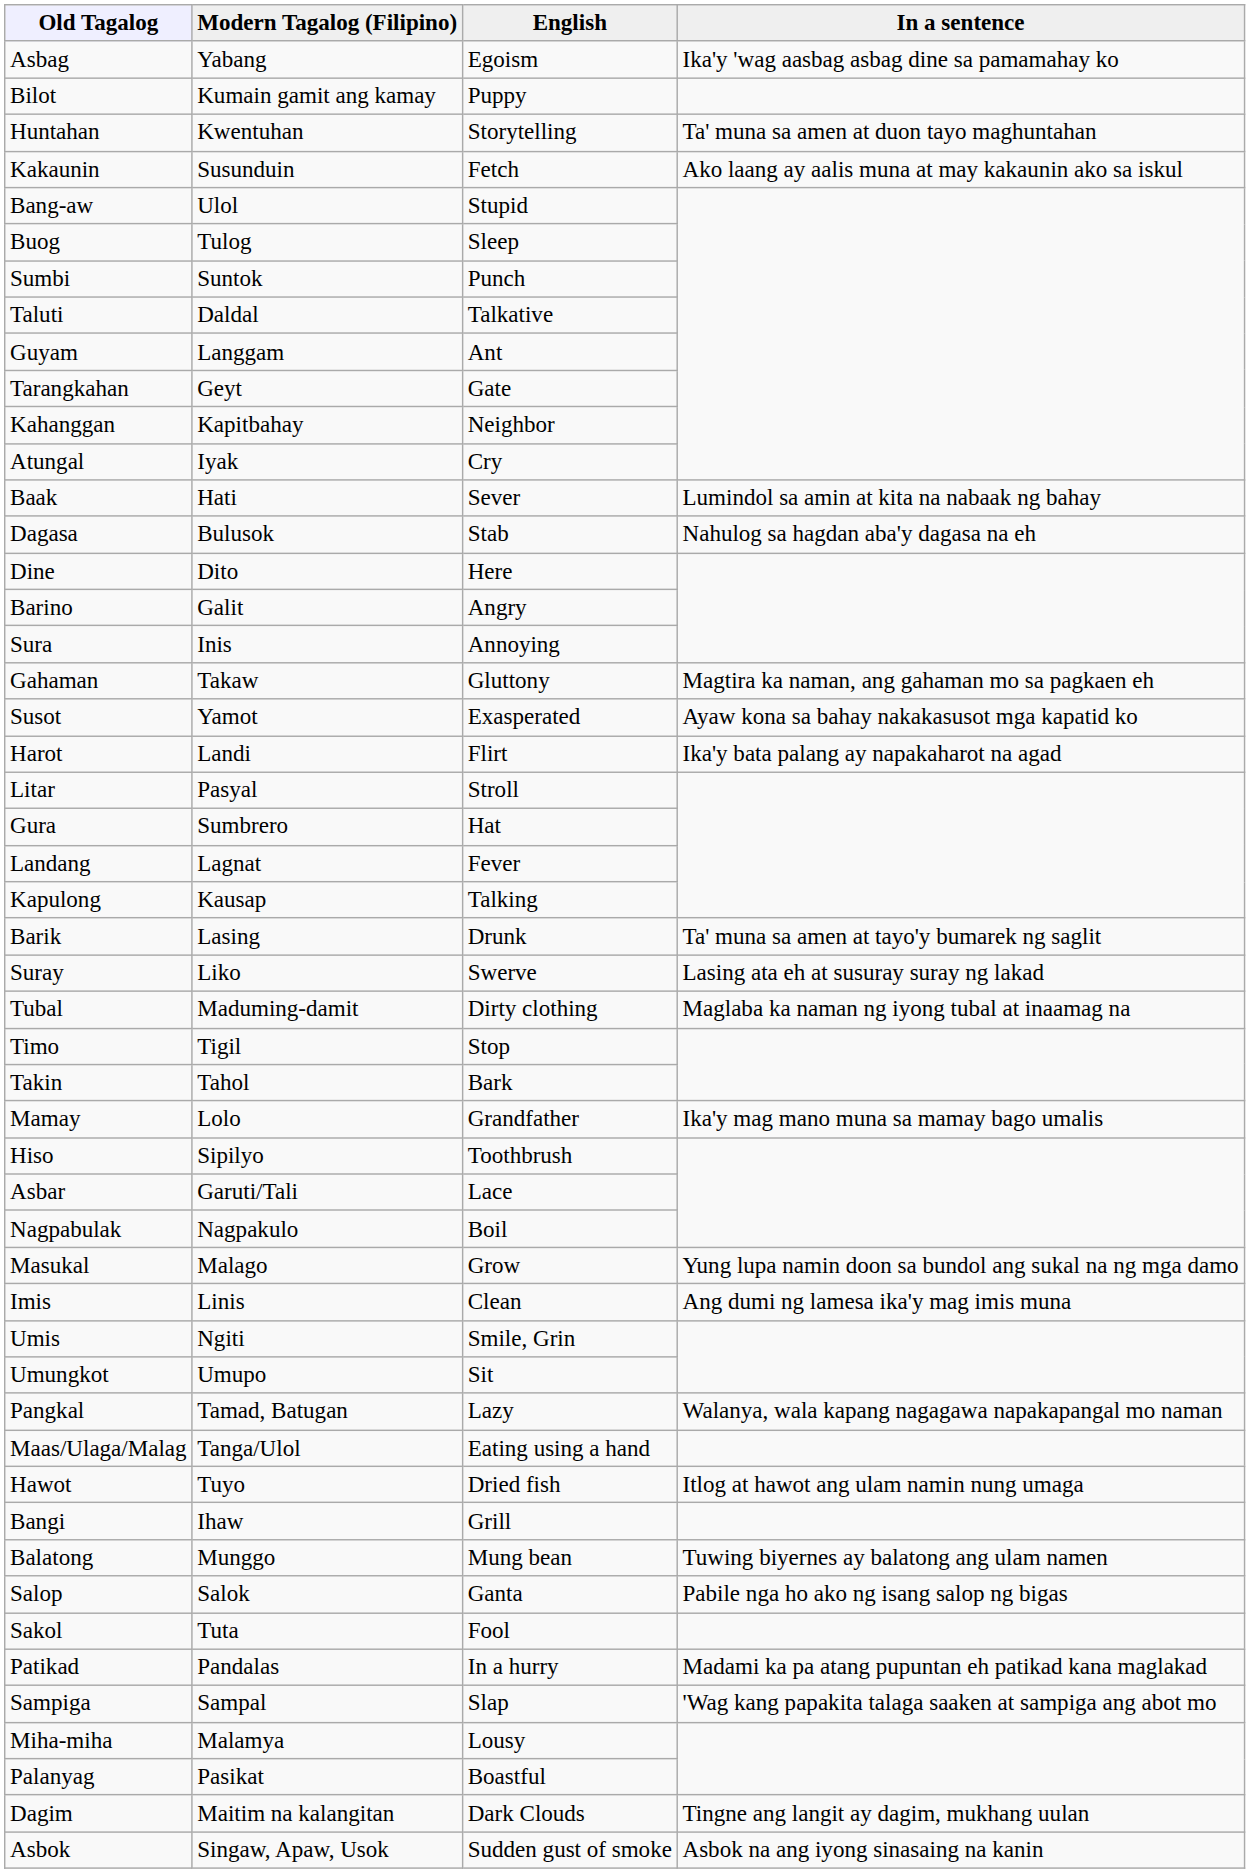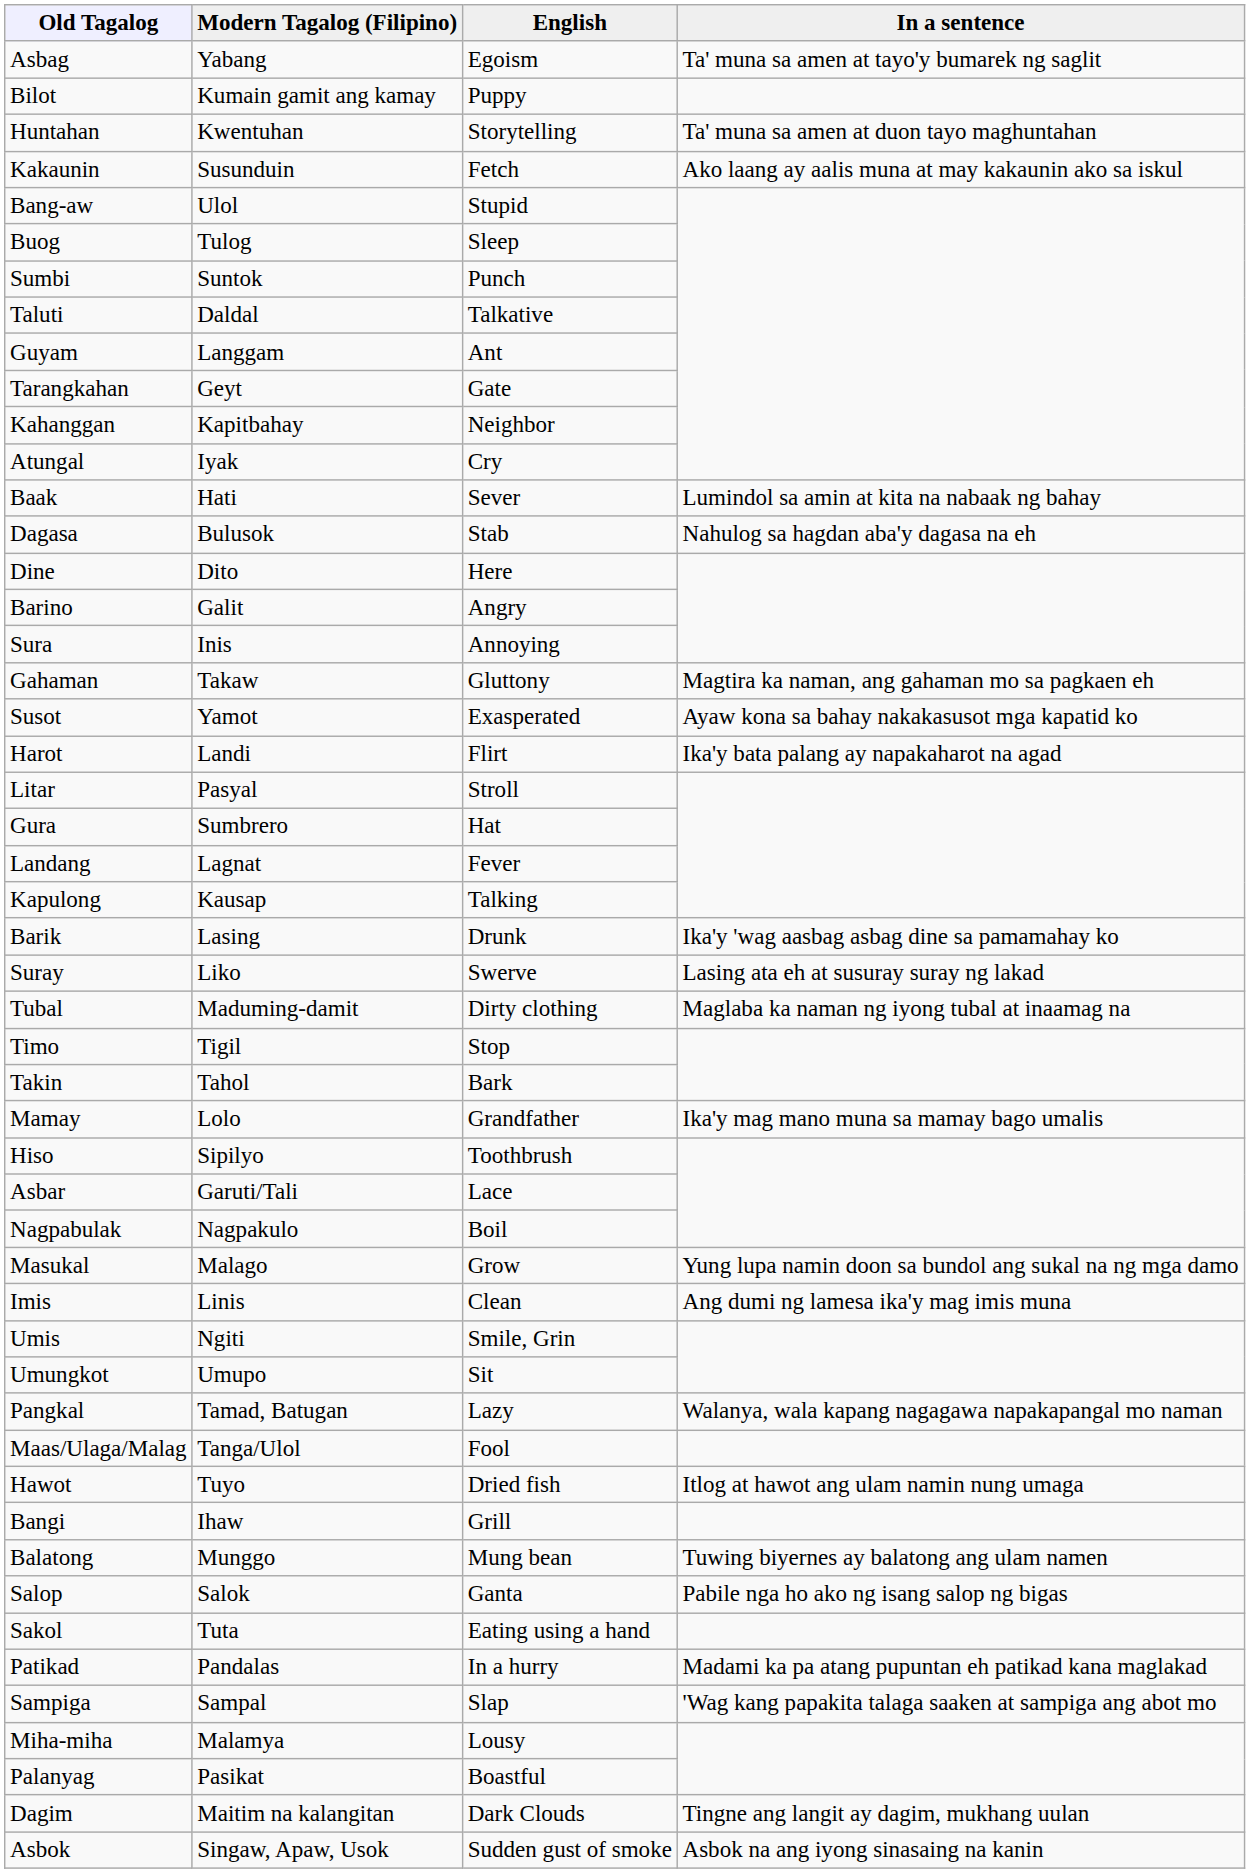(901, 59) Ika'y 'wag aasbag asbag dine sa pamamahay ko -> (892, 59) Ta' muna sa amen at tayo'y bumarek ng saglit
(892, 936) Ta' muna sa amen at tayo'y bumarek ng saglit -> (901, 936) Ika'y 'wag aasbag asbag dine sa pamamahay ko
(559, 1447) Eating using a hand -> (489, 1447) Fool
(489, 1630) Fool -> (559, 1630) Eating using a hand
